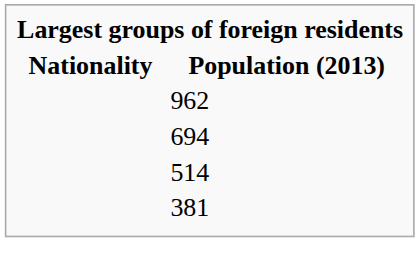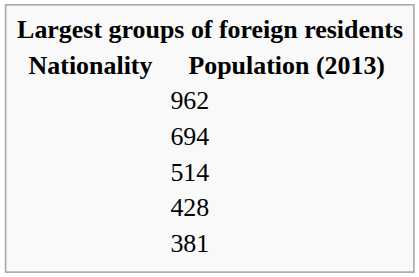+ row: (190, 208)
